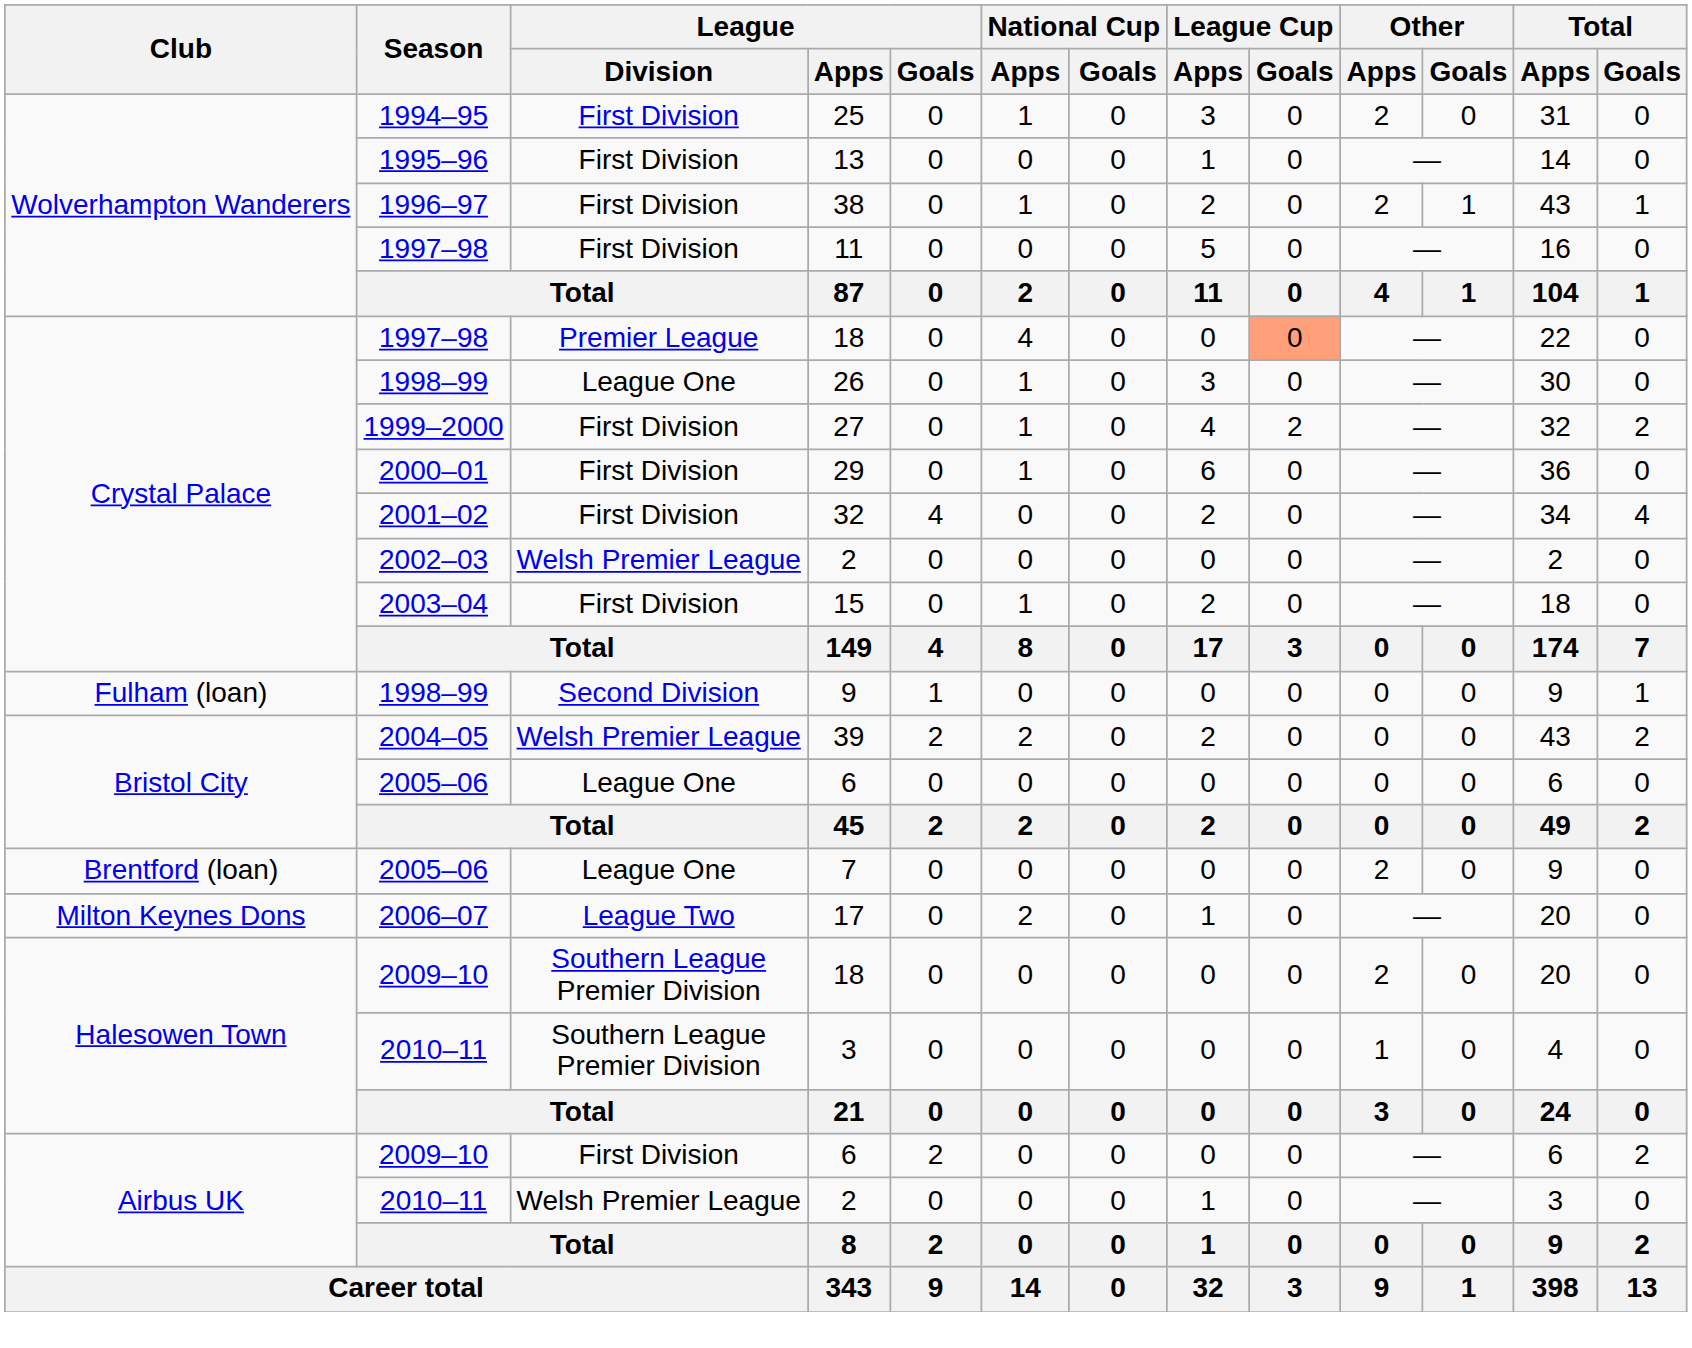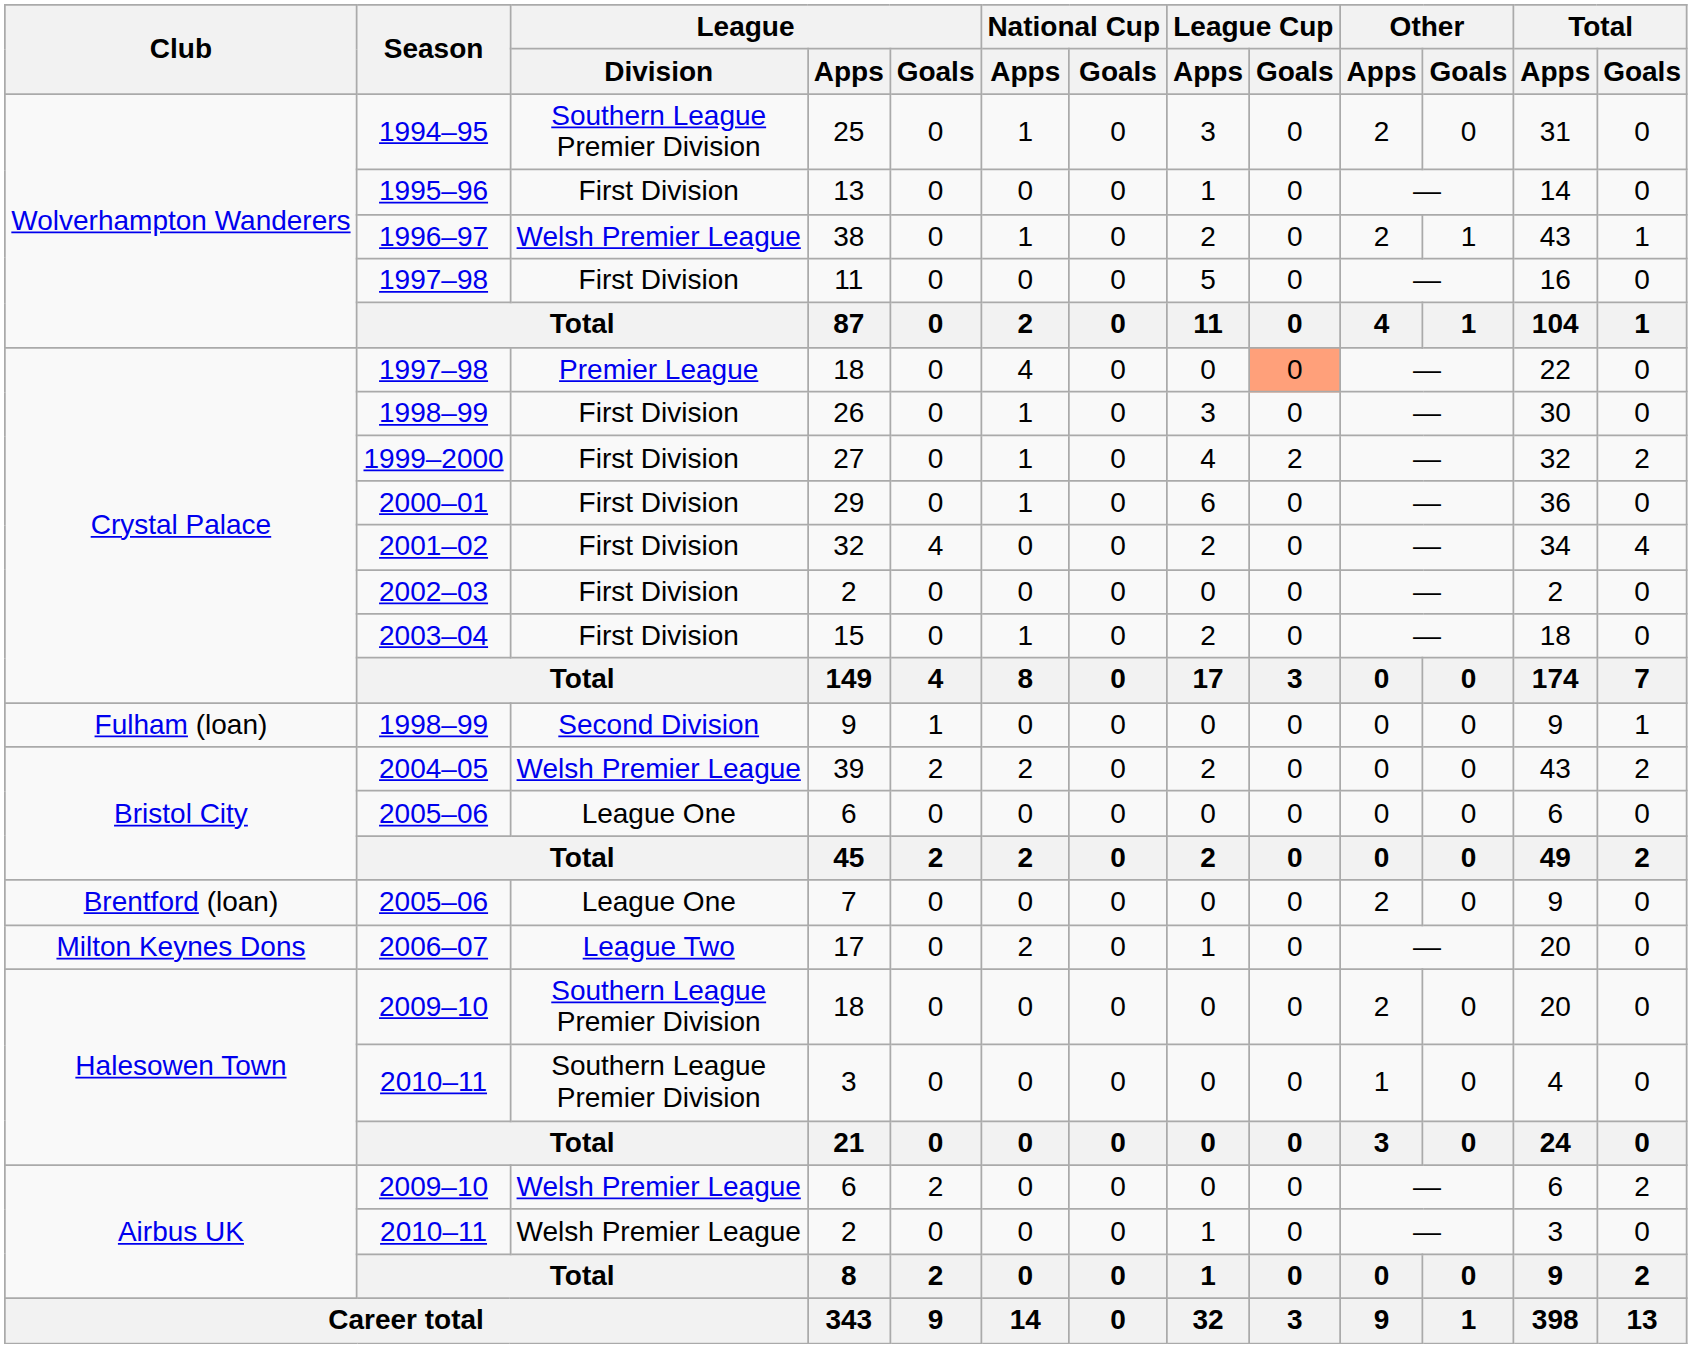(659, 115) First Division -> (659, 131) Southern League Premier Division
(659, 204) First Division -> (659, 235) Welsh Premier League
(659, 381) League One -> (659, 413) First Division
(659, 559) Welsh Premier League -> (659, 591) First Division
(659, 1155) First Division -> (659, 1186) Welsh Premier League
